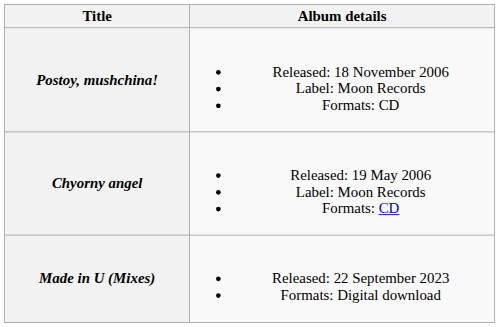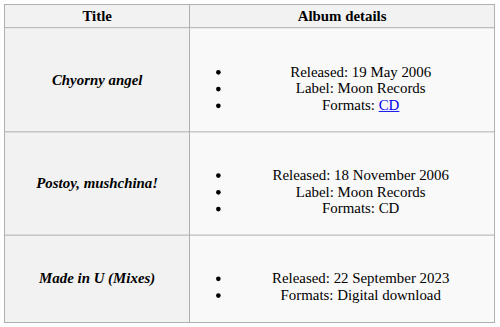rows swapped: (97, 183) <-> (97, 79)
